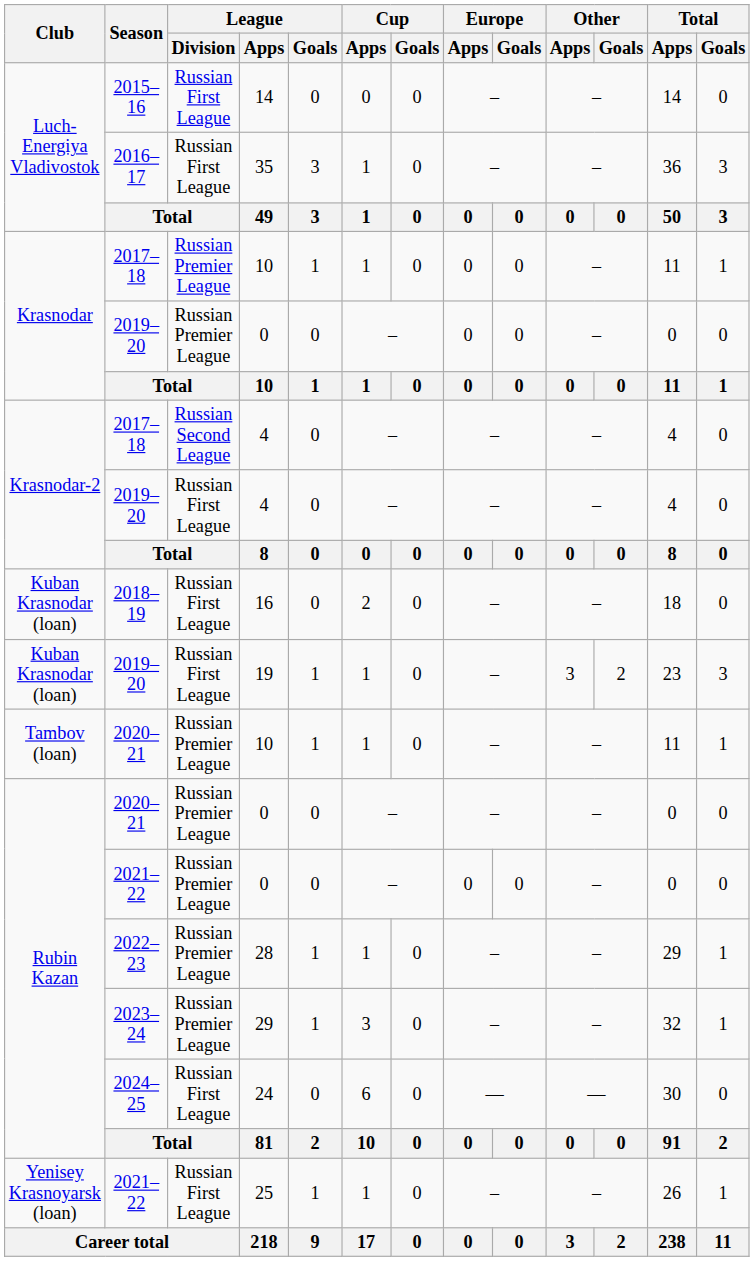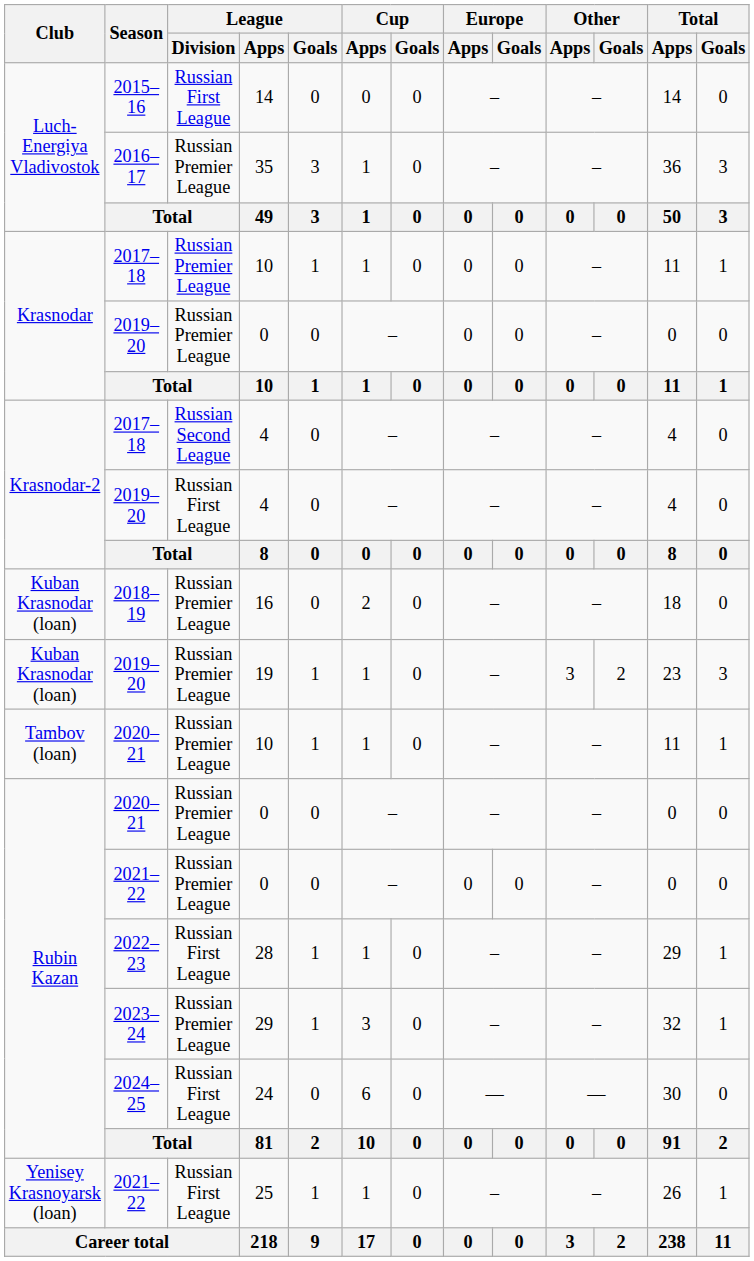(203, 167) Russian First League -> (203, 167) Russian Premier League
(203, 603) Russian First League -> (203, 603) Russian Premier League
(203, 673) Russian First League -> (203, 673) Russian Premier League
(203, 953) Russian Premier League -> (203, 953) Russian First League
